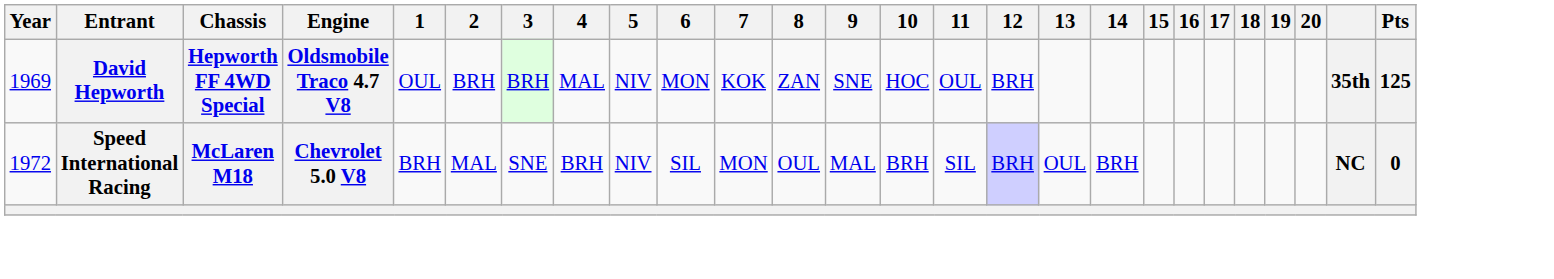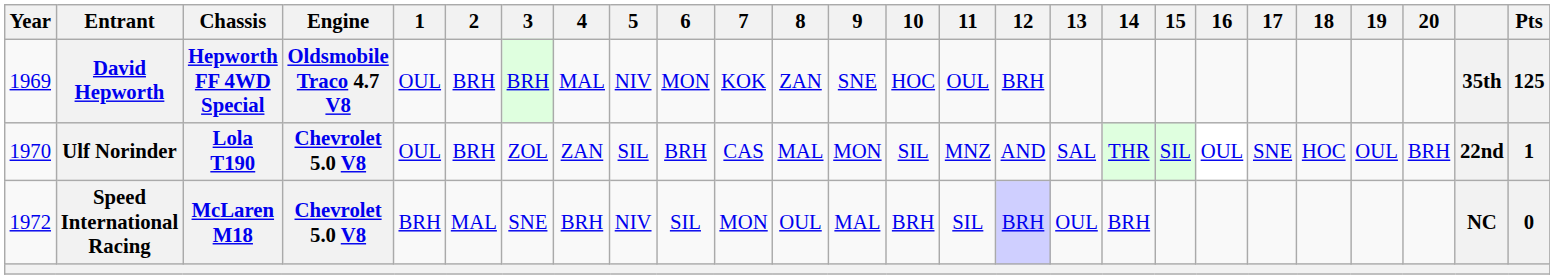+ row: (119, 151)
